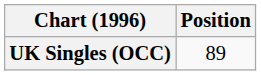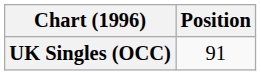(216, 53) 89 -> (216, 53) 91
